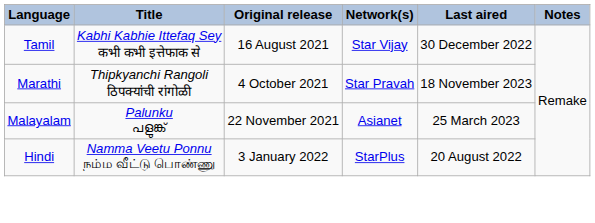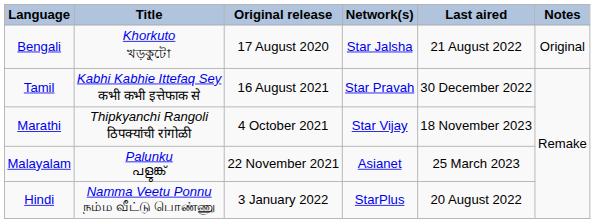+ row: (39, 46)
(380, 44) Star Vijay -> (380, 87) Star Pravah
(380, 83) Star Pravah -> (380, 126) Star Vijay
